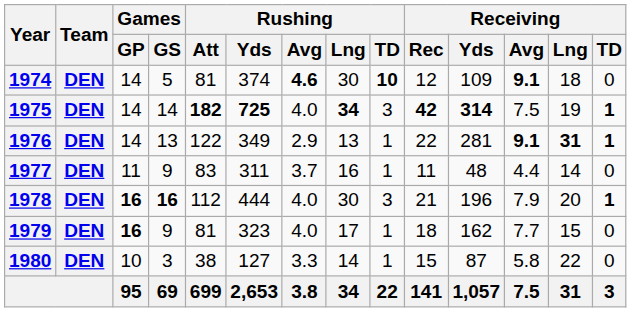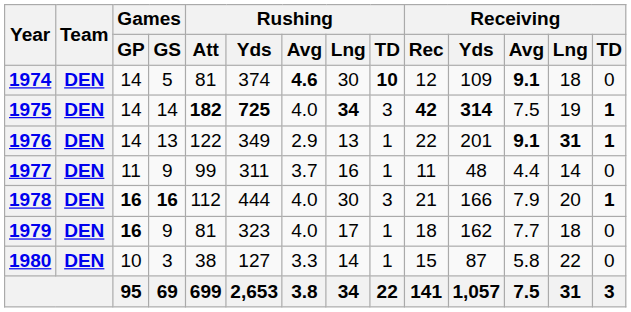(476, 140) 281 -> (476, 140) 201
(206, 170) 83 -> (206, 170) 99
(476, 200) 196 -> (476, 200) 166
(570, 230) 15 -> (570, 230) 18
